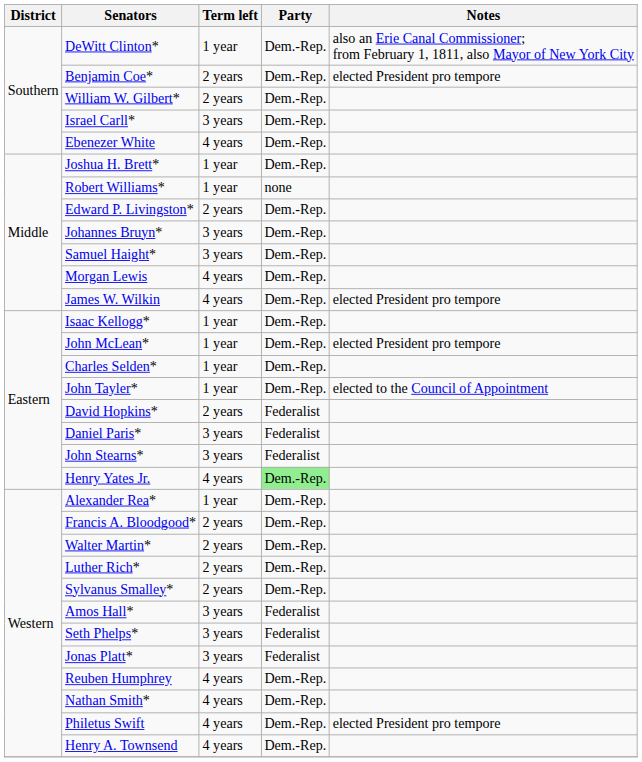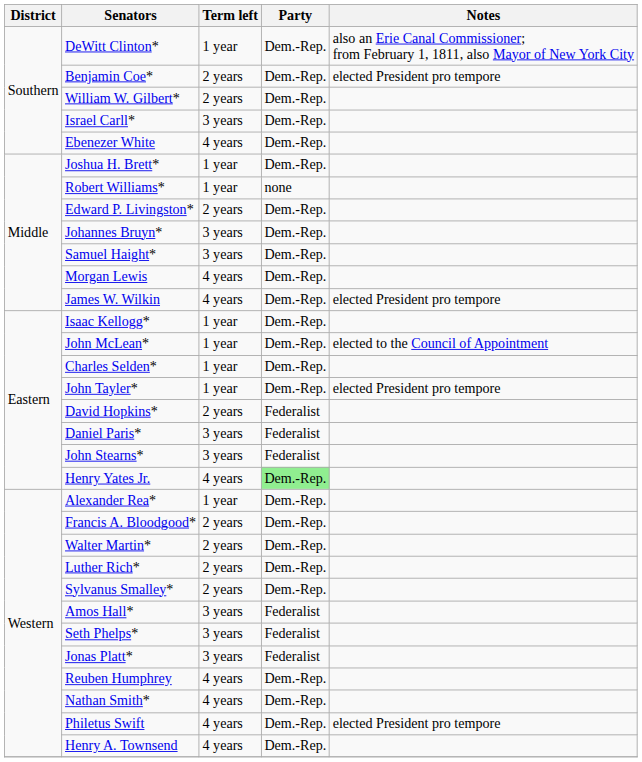(417, 344) elected President pro tempore -> (440, 344) elected to the Council of Appointment
(440, 388) elected to the Council of Appointment -> (417, 388) elected President pro tempore
